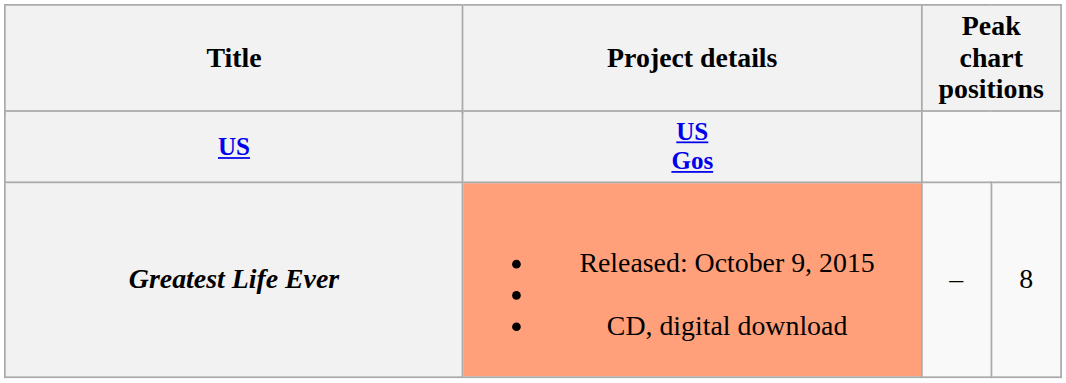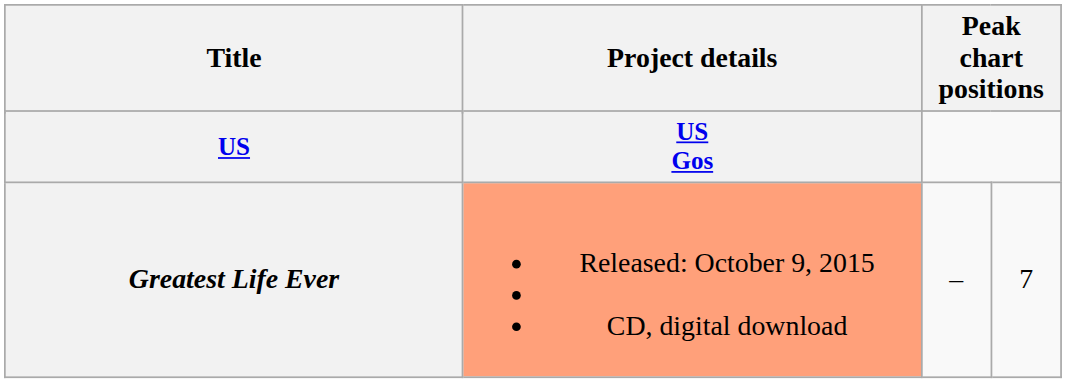(1026, 279) 8 -> (1026, 279) 7
